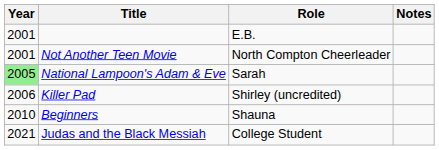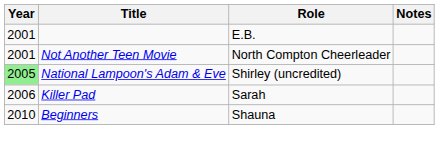(249, 74) Sarah -> (287, 74) Shirley (uncredited)
(287, 94) Shirley (uncredited) -> (249, 94) Sarah
- row: (123, 134)
